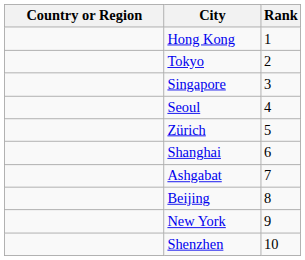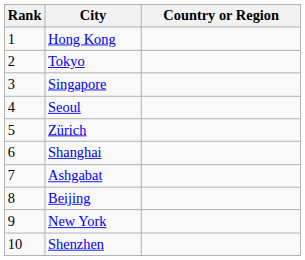columns swapped: (281, 15) <-> (84, 15)
